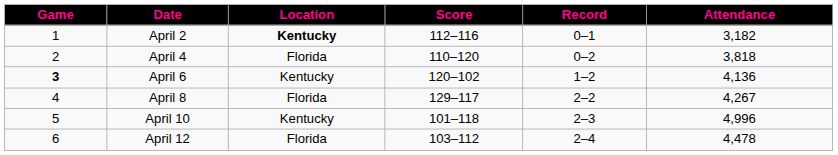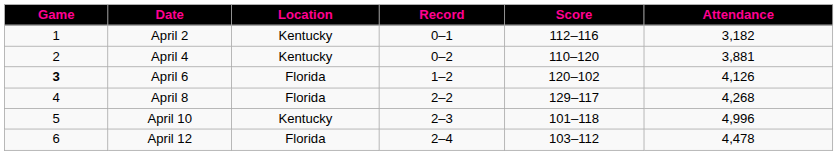columns swapped: (454, 14) <-> (584, 14)
(307, 35) bold -> (305, 35) normal
(307, 56) Florida -> (305, 56) Kentucky
(739, 56) 3,818 -> (738, 56) 3,881
(307, 77) Kentucky -> (305, 77) Florida
(739, 77) 4,136 -> (738, 77) 4,126
(739, 98) 4,267 -> (738, 98) 4,268
